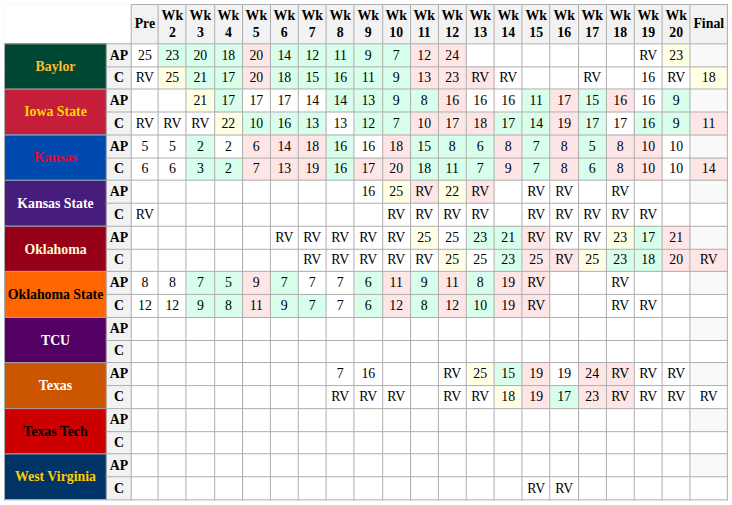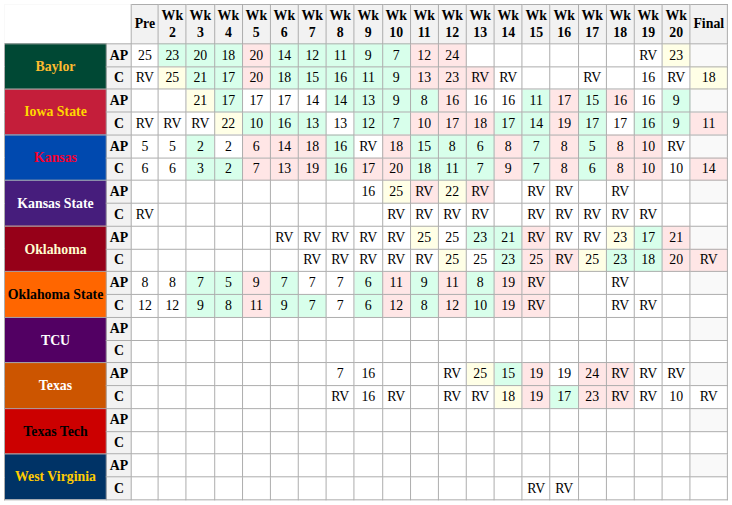(368, 146) 16 -> (368, 146) RV
(676, 146) 10 -> (676, 146) RV
(368, 397) RV -> (368, 397) 16
(676, 397) RV -> (676, 397) 10
